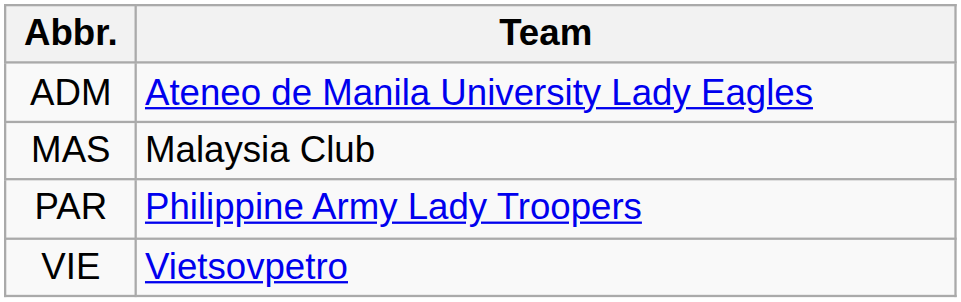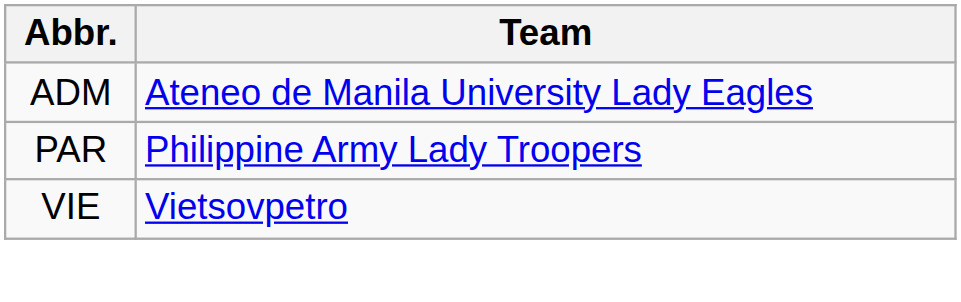- row: (71, 149)
